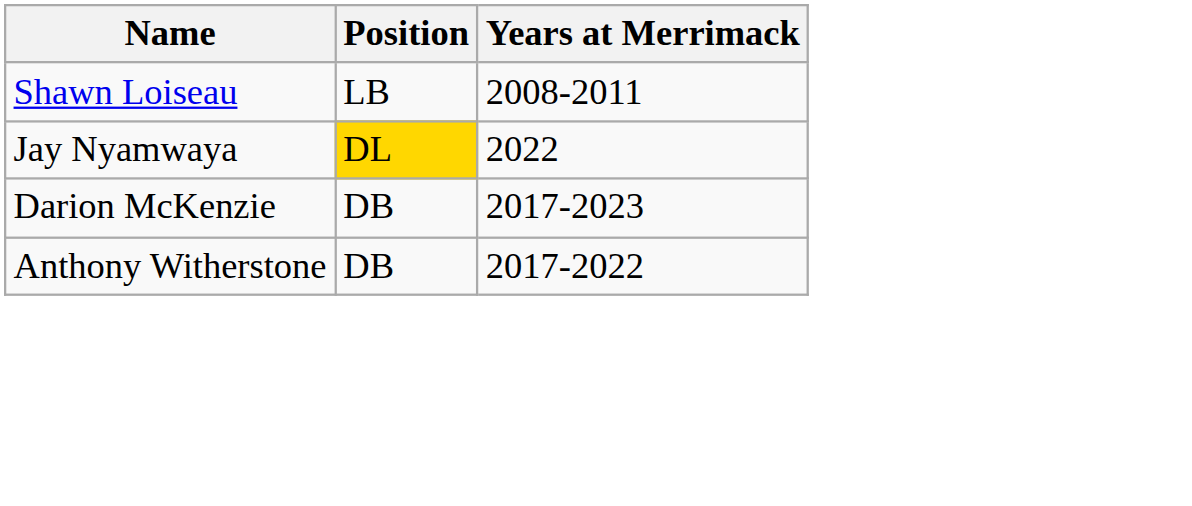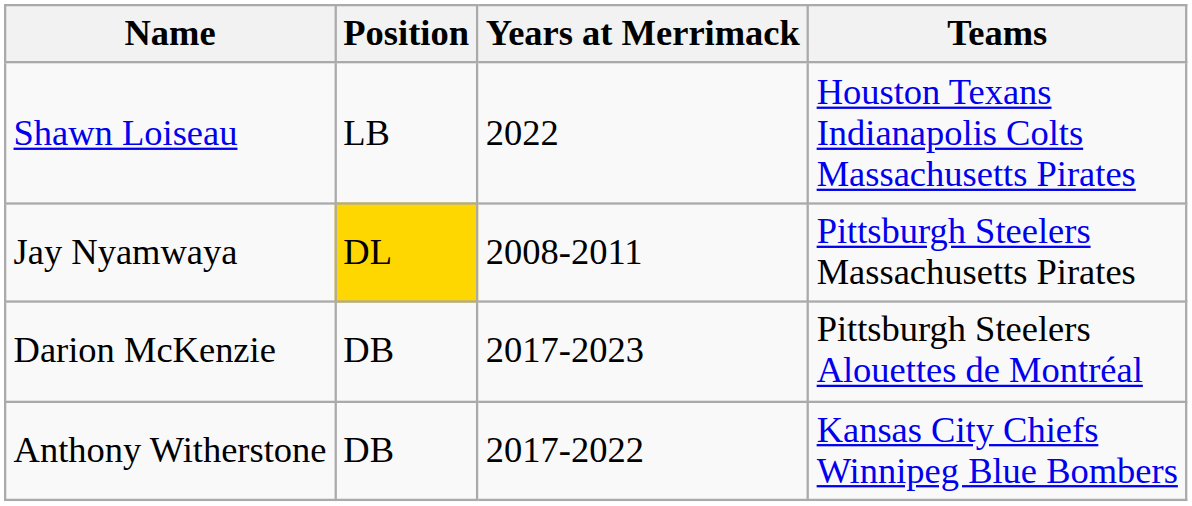+ column: (997, 33)
(564, 91) 2008-2011 -> (522, 132) 2022
(522, 149) 2022 -> (564, 251) 2008-2011
